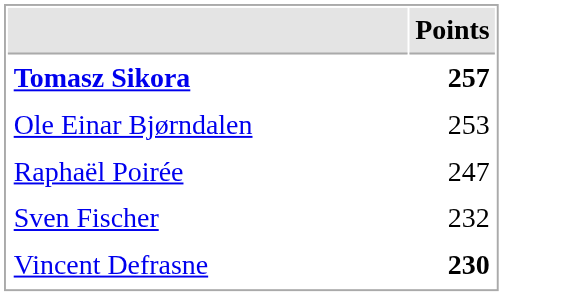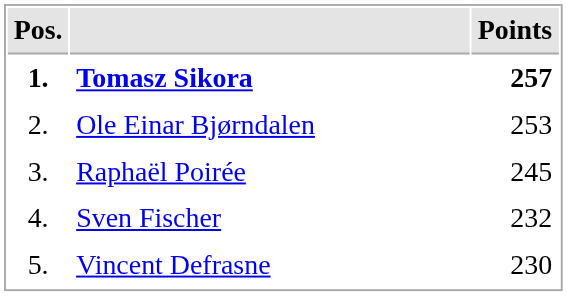+ column: (38, 29)
(469, 171) 247 -> (531, 171) 245
(469, 264) bold -> (531, 264) normal
